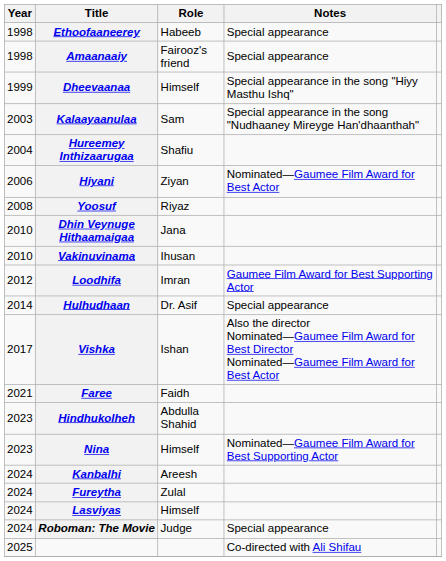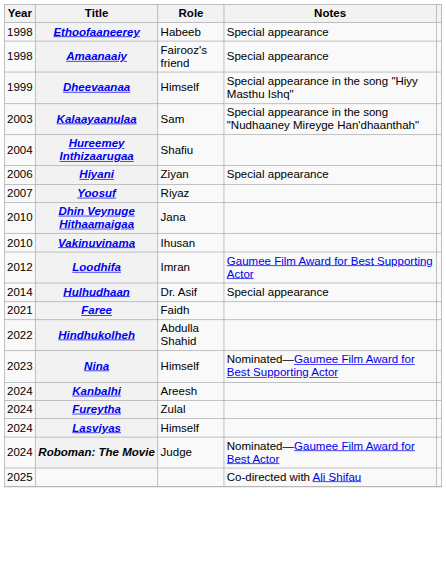(321, 181) Nominated—Gaumee Film Award for Best Actor -> (278, 175) Special appearance
(20, 206) 2008 -> (20, 193) 2007
- row: (97, 349)
(20, 418) 2023 -> (20, 335) 2022
(278, 529) Special appearance -> (321, 452) Nominated—Gaumee Film Award for Best Actor
